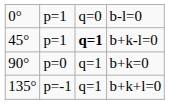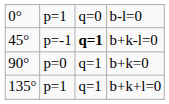(55, 39) p=1 -> (58, 39) p=-1
(58, 87) p=-1 -> (55, 87) p=1
